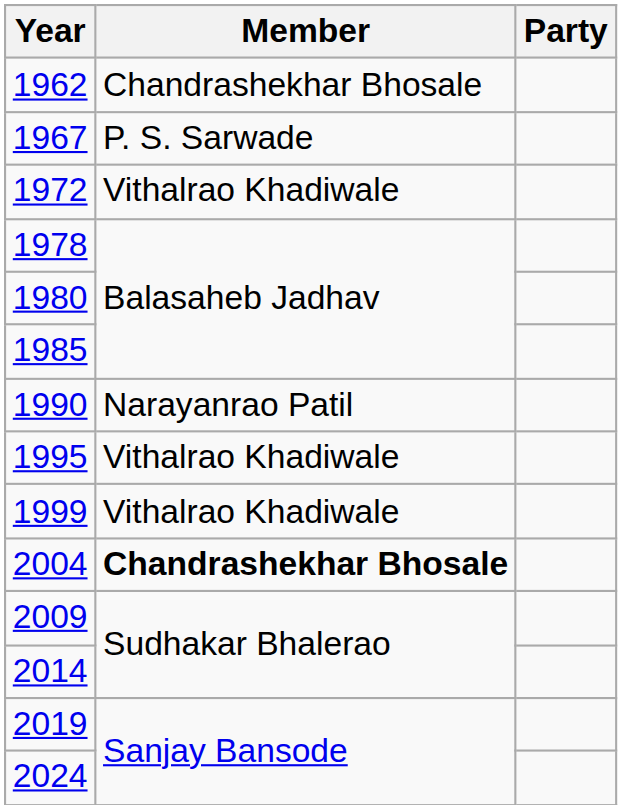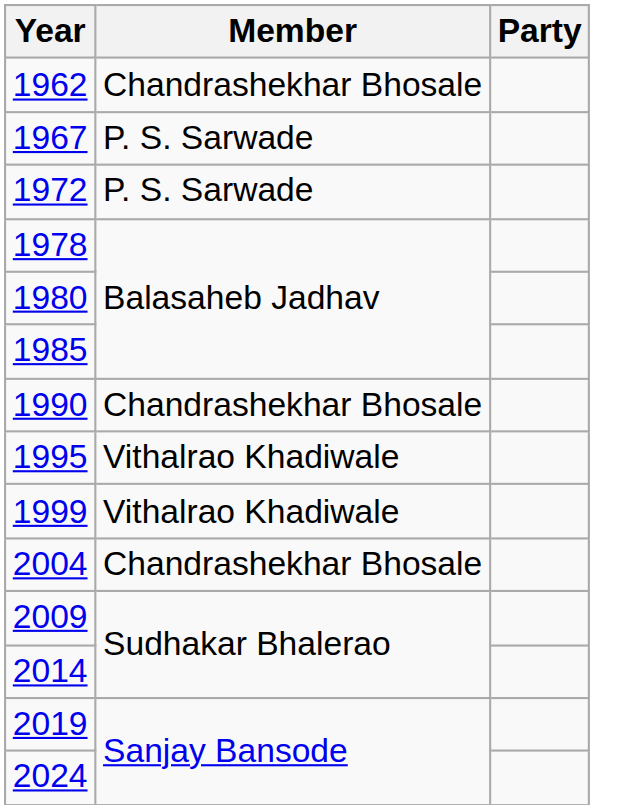(251, 191) Vithalrao Khadiwale -> (208, 191) P. S. Sarwade
(228, 404) Narayanrao Patil -> (293, 404) Chandrashekhar Bhosale
(306, 564) bold -> (293, 564) normal
